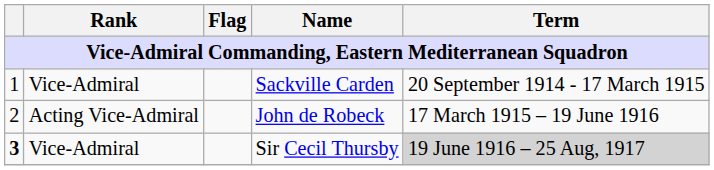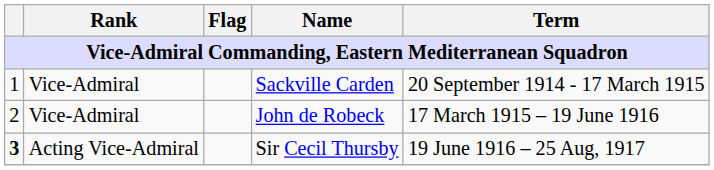(114, 116) Acting Vice-Admiral -> (84, 116) Vice-Admiral
(84, 148) Vice-Admiral -> (114, 148) Acting Vice-Admiral
(526, 148) lightgrey background -> (526, 148) no background
